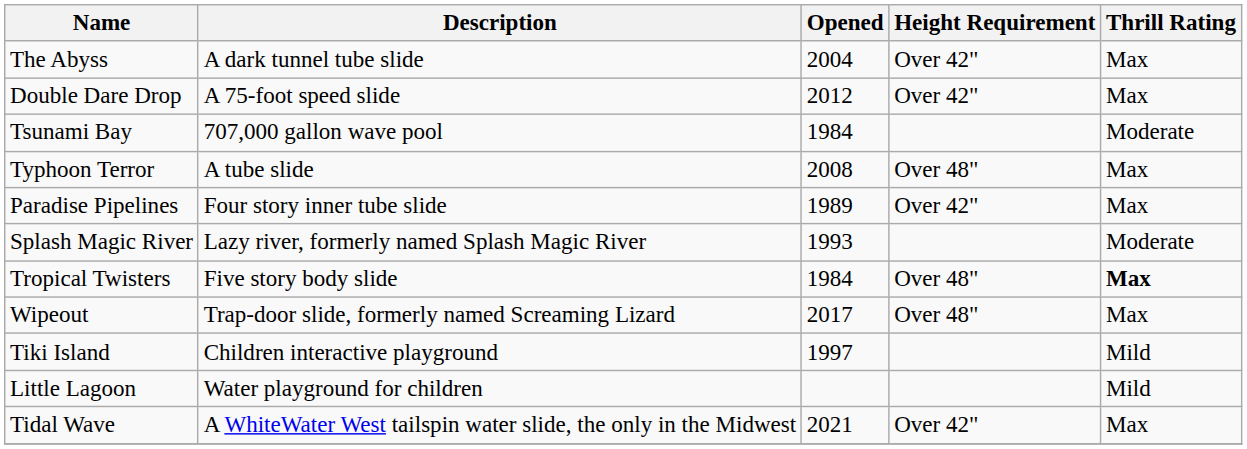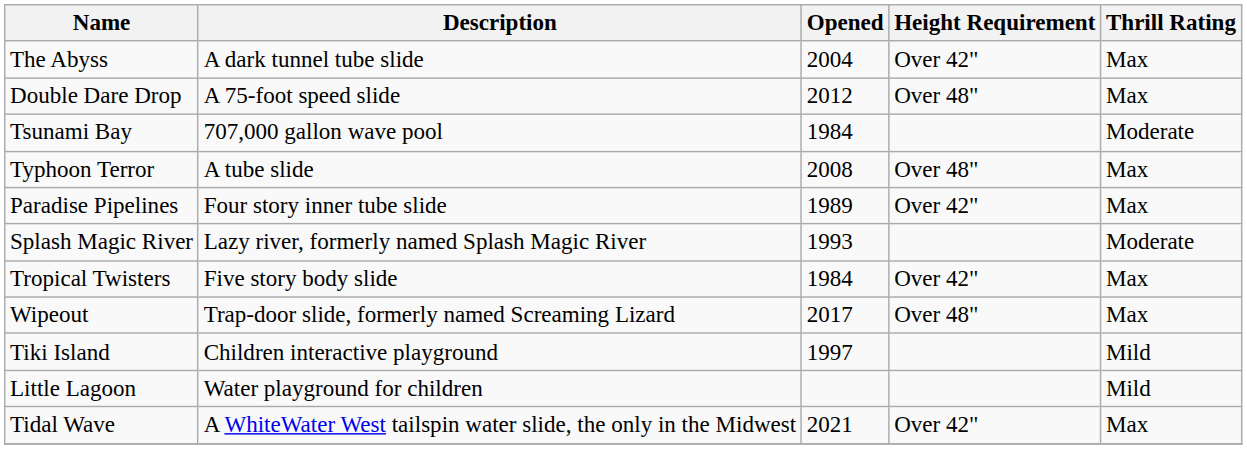(936, 95) Over 42" -> (936, 95) Over 48"
(936, 278) Over 48" -> (936, 278) Over 42"
(1128, 278) bold -> (1127, 278) normal
